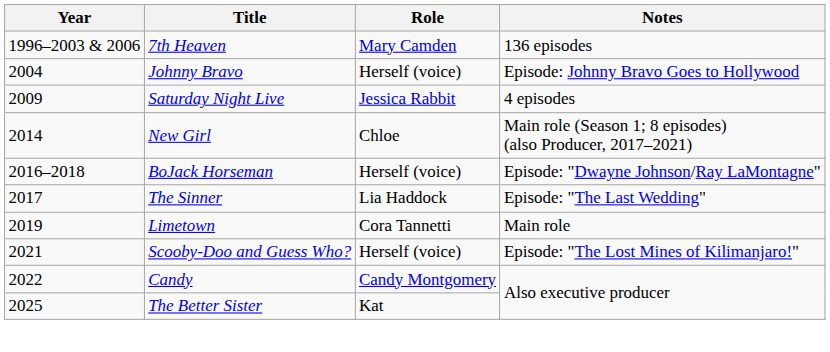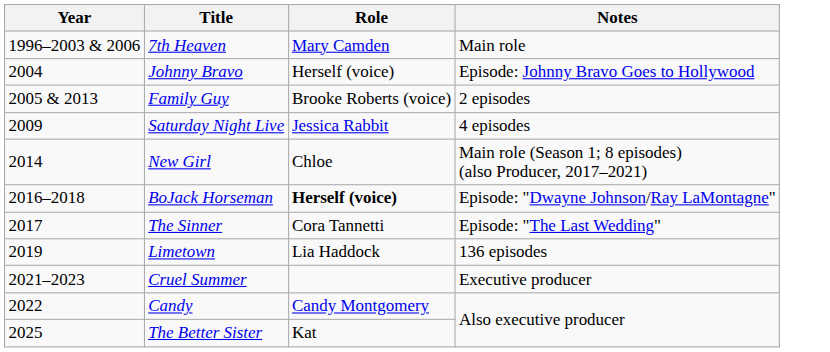(548, 44) 136 episodes -> (492, 44) Main role
+ row: (188, 98)
(410, 171) normal -> (344, 198) bold
(403, 198) Lia Haddock -> (338, 225) Cora Tannetti
(405, 225) Cora Tannetti -> (336, 252) Lia Haddock
(537, 225) Main role -> (503, 252) 136 episodes
- row: (250, 252)
+ row: (197, 279)
